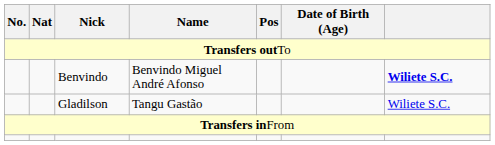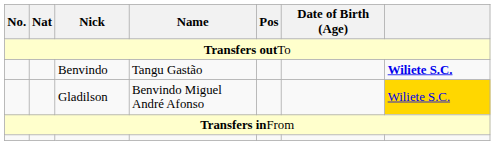(177, 76) Benvindo Miguel André Afonso -> (167, 69) Tangu Gastão
(167, 104) Tangu Gastão -> (177, 97) Benvindo Miguel André Afonso
(419, 104) no background -> (419, 97) gold background
